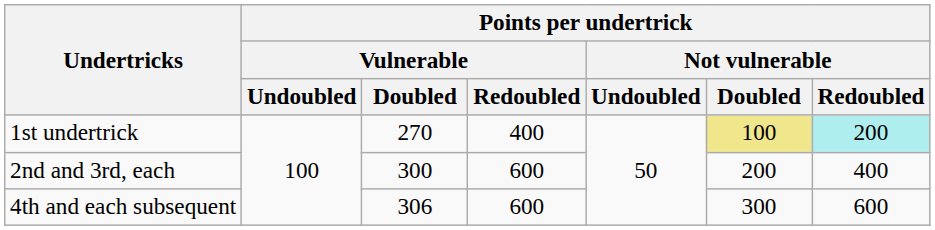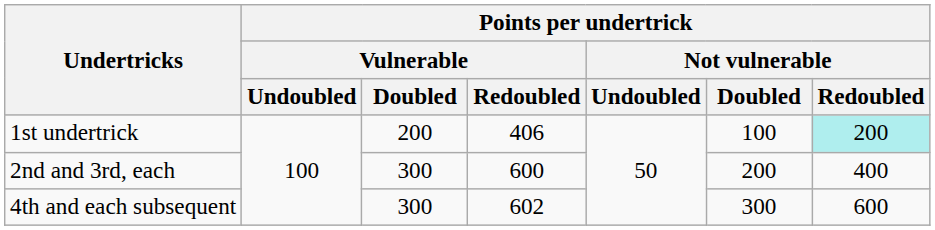(415, 133) 270 -> (415, 133) 200
(527, 133) 400 -> (527, 133) 406
(759, 133) khaki background -> (759, 133) no background
(415, 206) 306 -> (415, 206) 300
(527, 206) 600 -> (527, 206) 602
